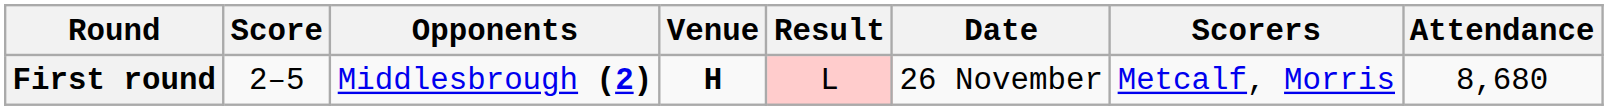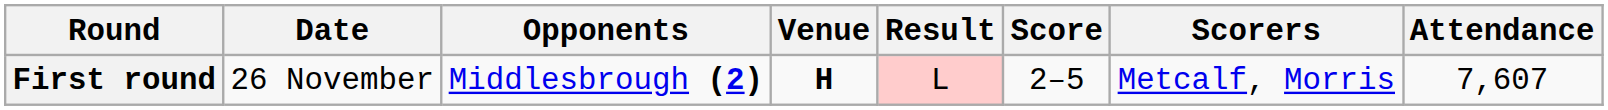columns swapped: (1001, 30) <-> (277, 30)
(1502, 81) 8,680 -> (1502, 81) 7,607
